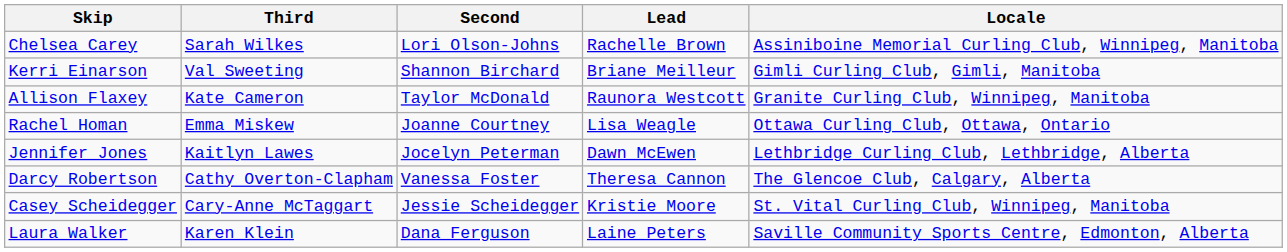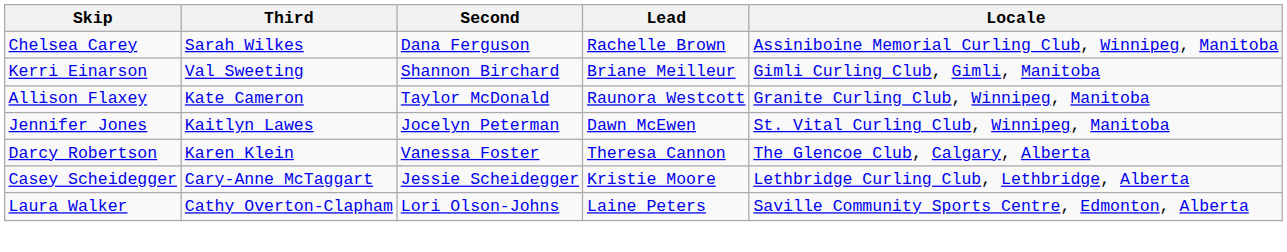(480, 45) Lori Olson-Johns -> (465, 45) Dana Ferguson
- row: (68, 126)
(971, 153) Lethbridge Curling Club, Lethbridge, Alberta -> (961, 126) St. Vital Curling Club, Winnipeg, Manitoba
(289, 180) Cathy Overton-Clapham -> (239, 153) Karen Klein
(961, 206) St. Vital Curling Club, Winnipeg, Manitoba -> (971, 180) Lethbridge Curling Club, Lethbridge, Alberta
(239, 233) Karen Klein -> (289, 206) Cathy Overton-Clapham
(465, 233) Dana Ferguson -> (480, 206) Lori Olson-Johns
